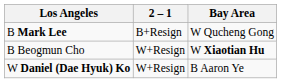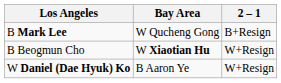columns swapped: (160, 13) <-> (232, 13)
